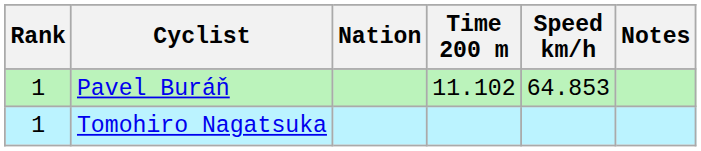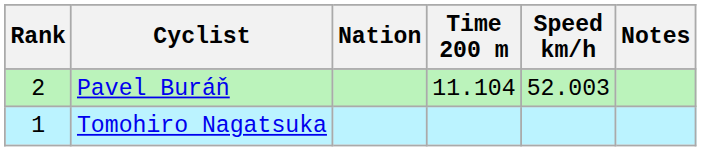(38, 88) 1 -> (38, 88) 2
(474, 88) 11.102 -> (474, 88) 11.104
(568, 88) 64.853 -> (568, 88) 52.003
